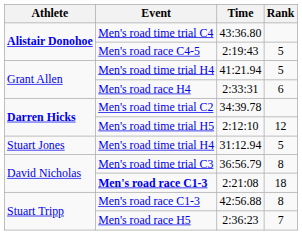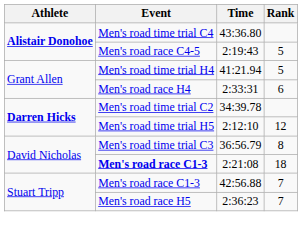- row: (240, 145)
(281, 201) 8 -> (281, 182) 7
